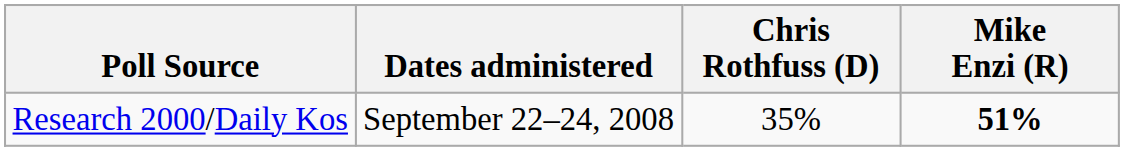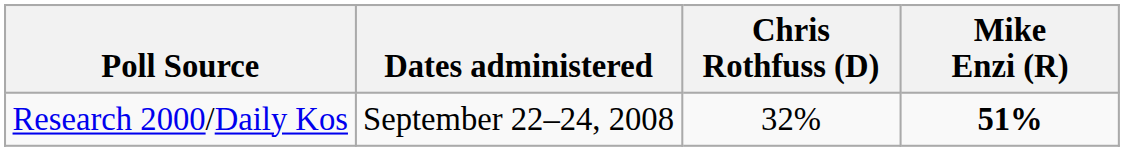(791, 118) 35% -> (791, 118) 32%
